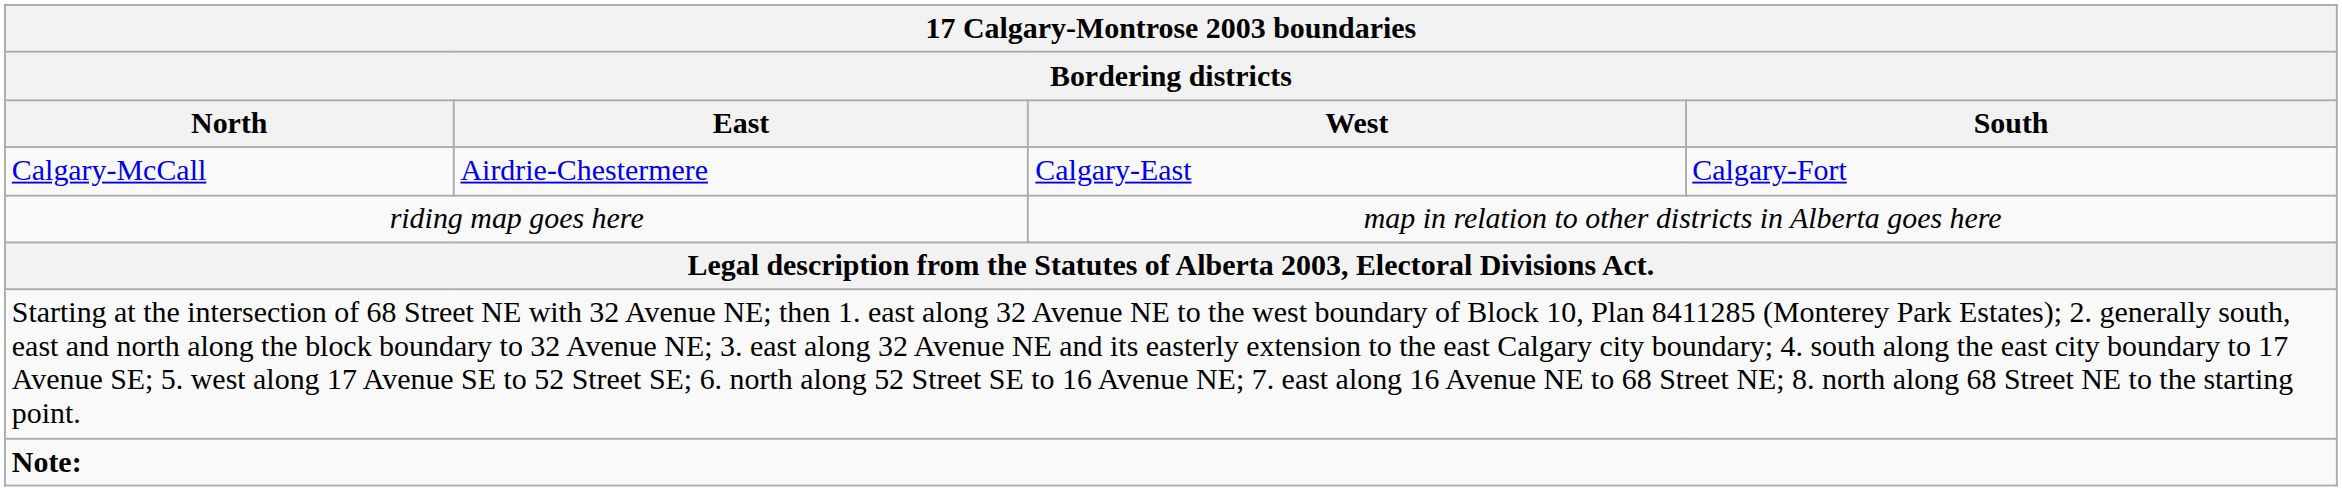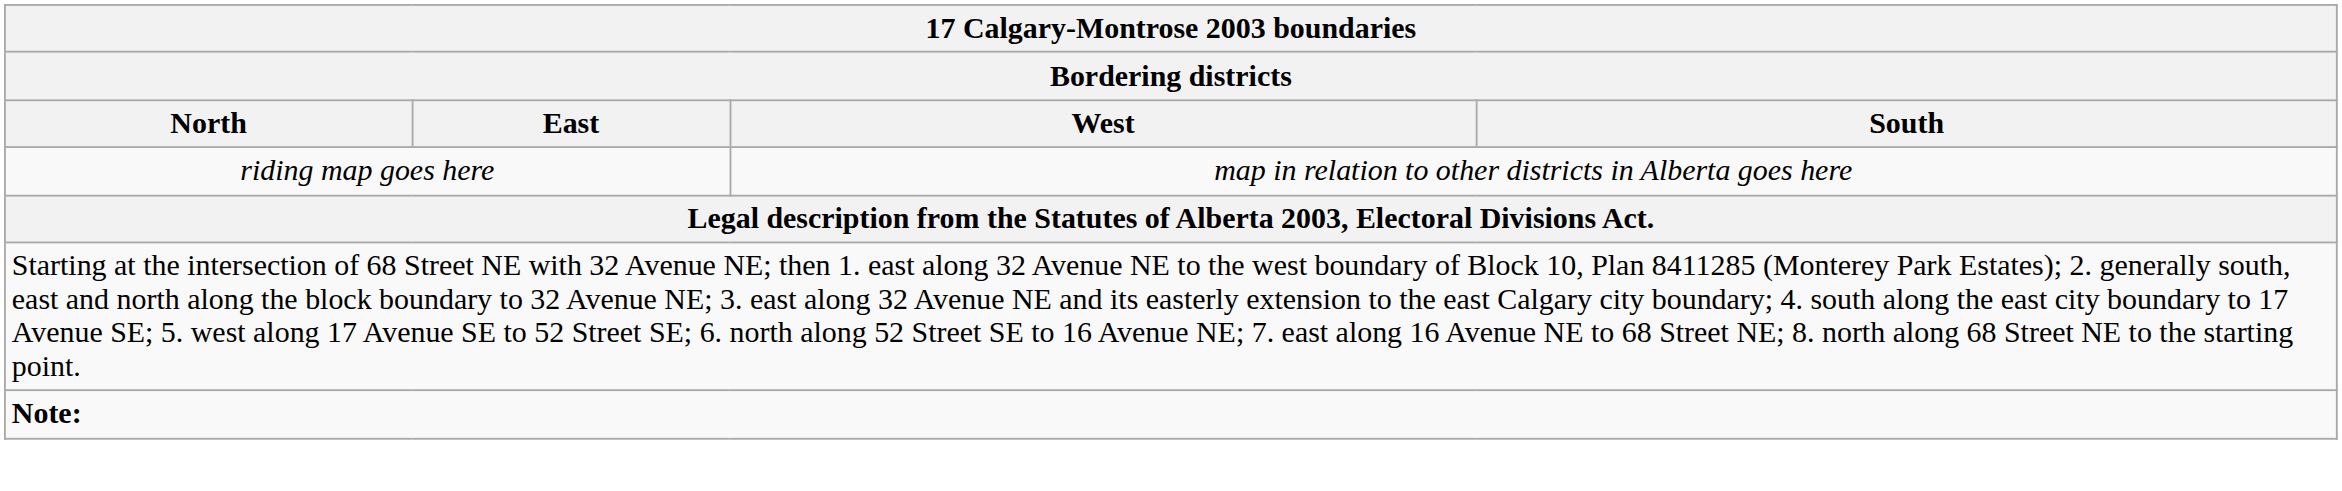- row: (109, 170)
